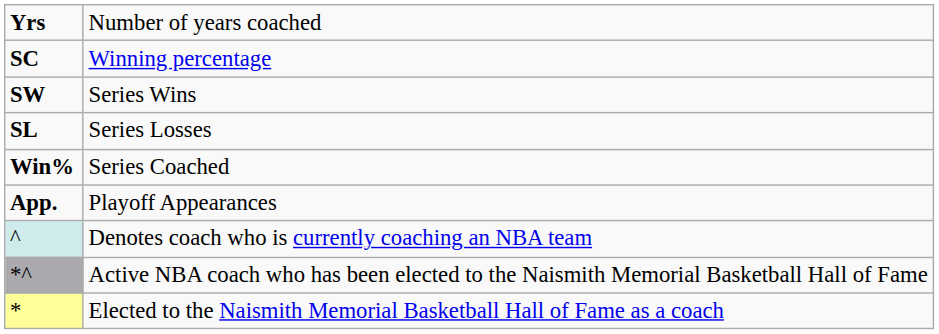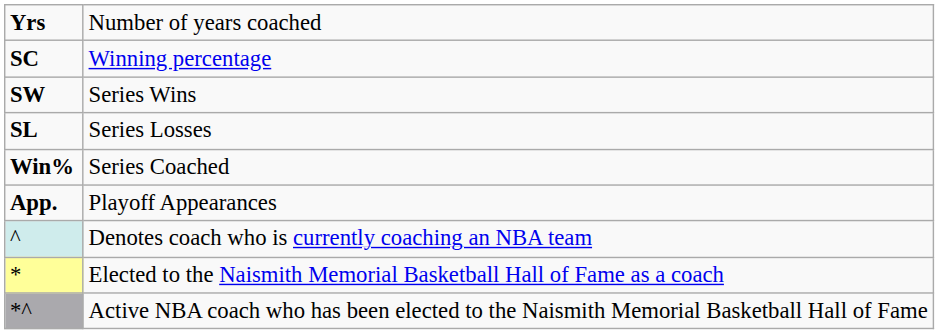rows swapped: (16, 310) <-> (21, 274)
